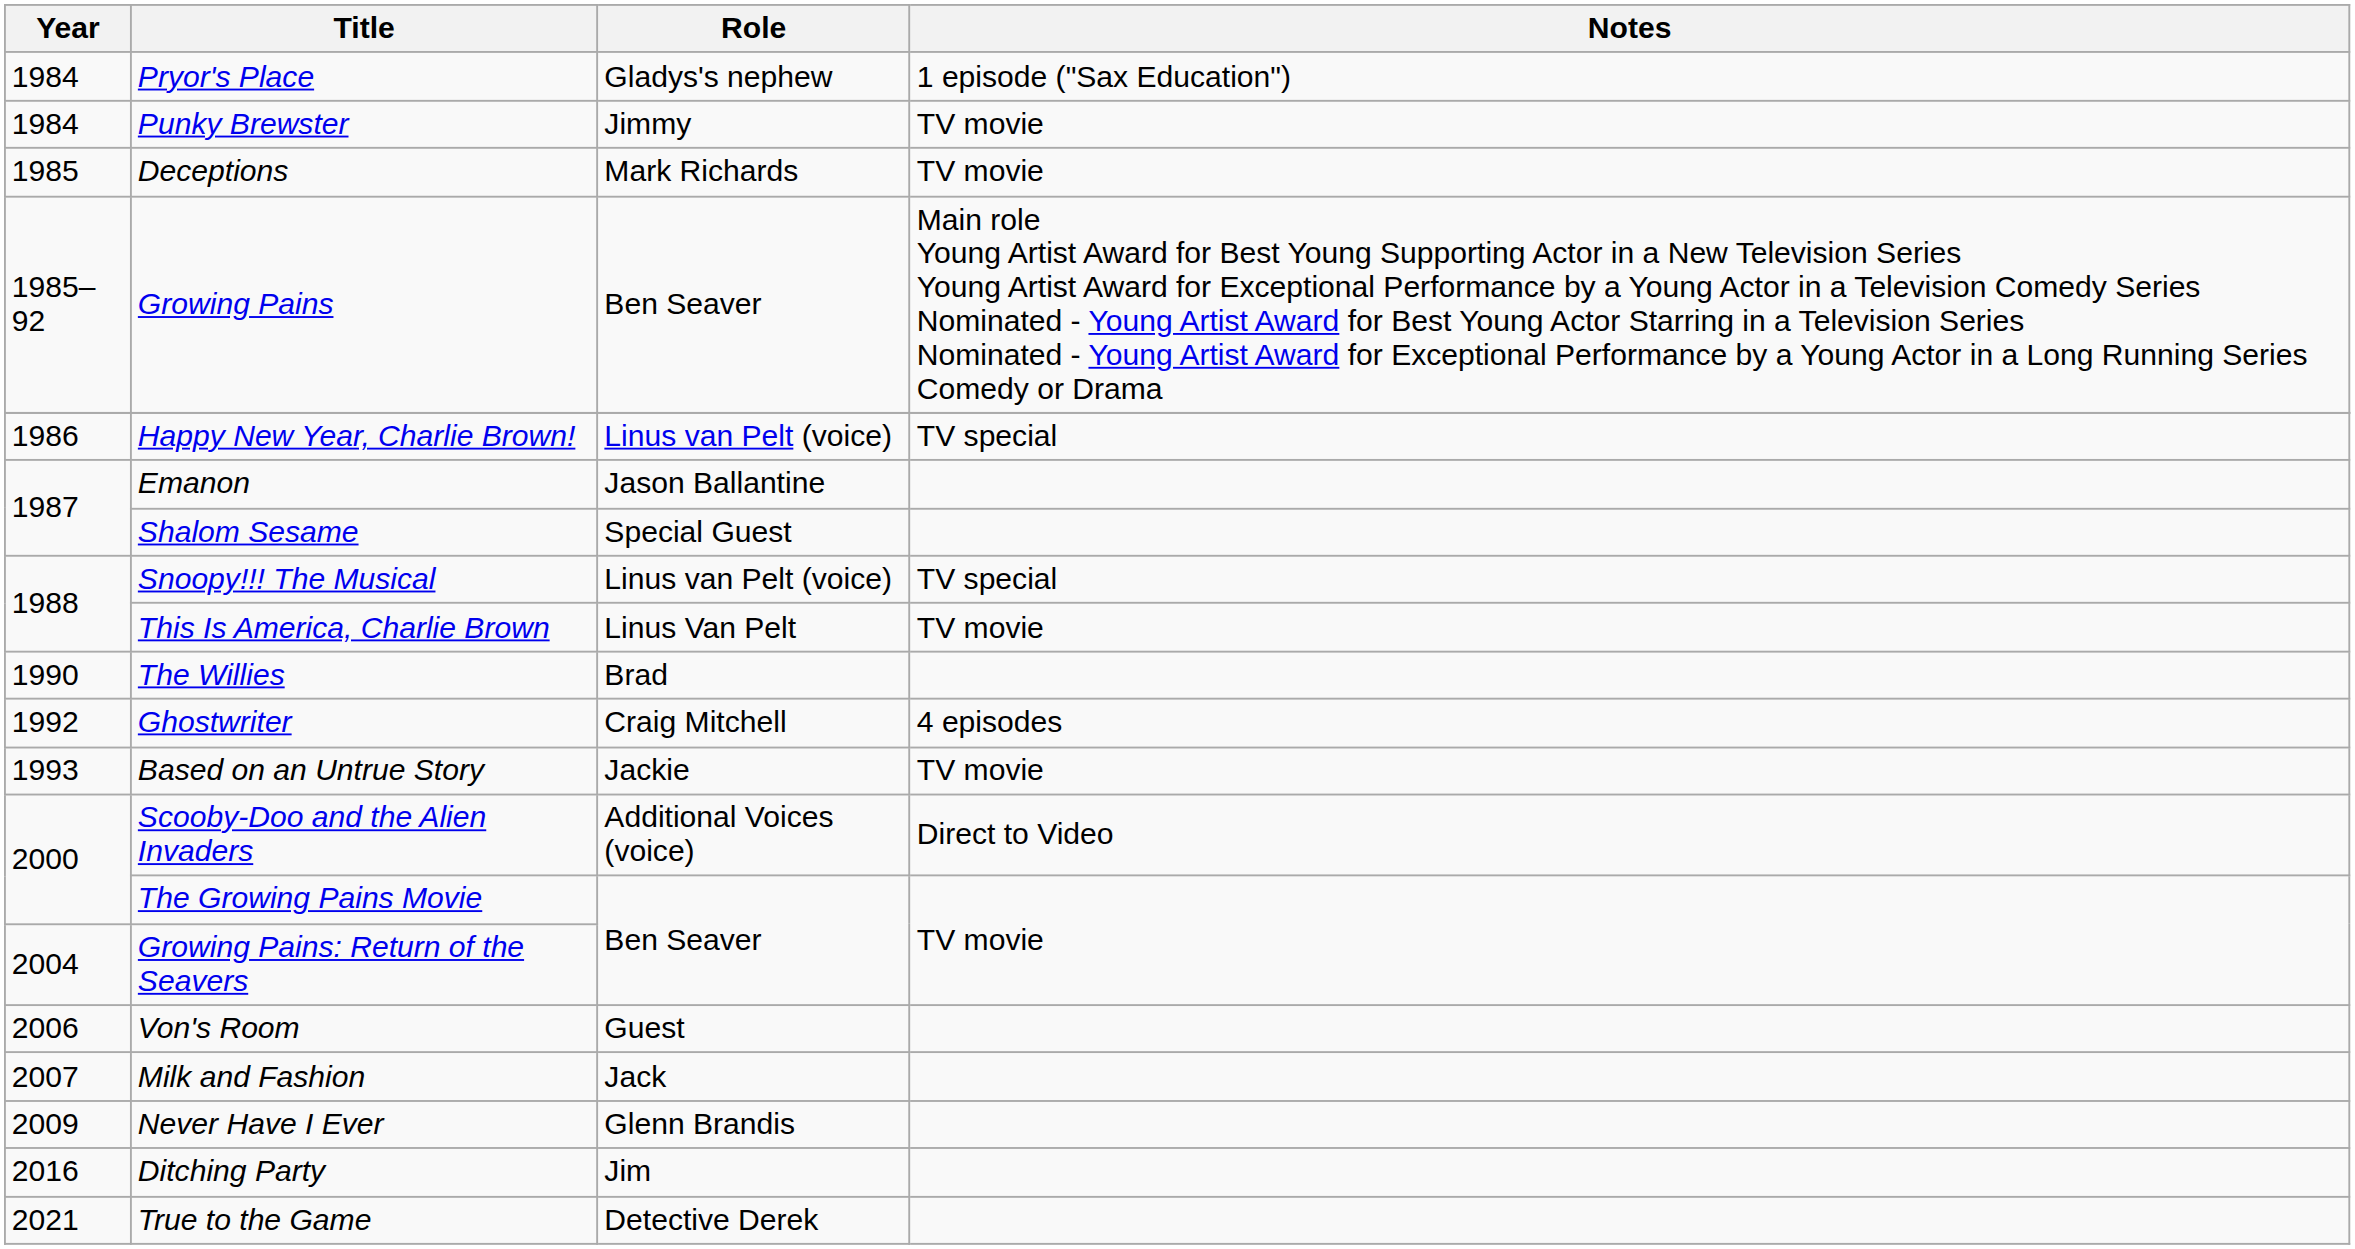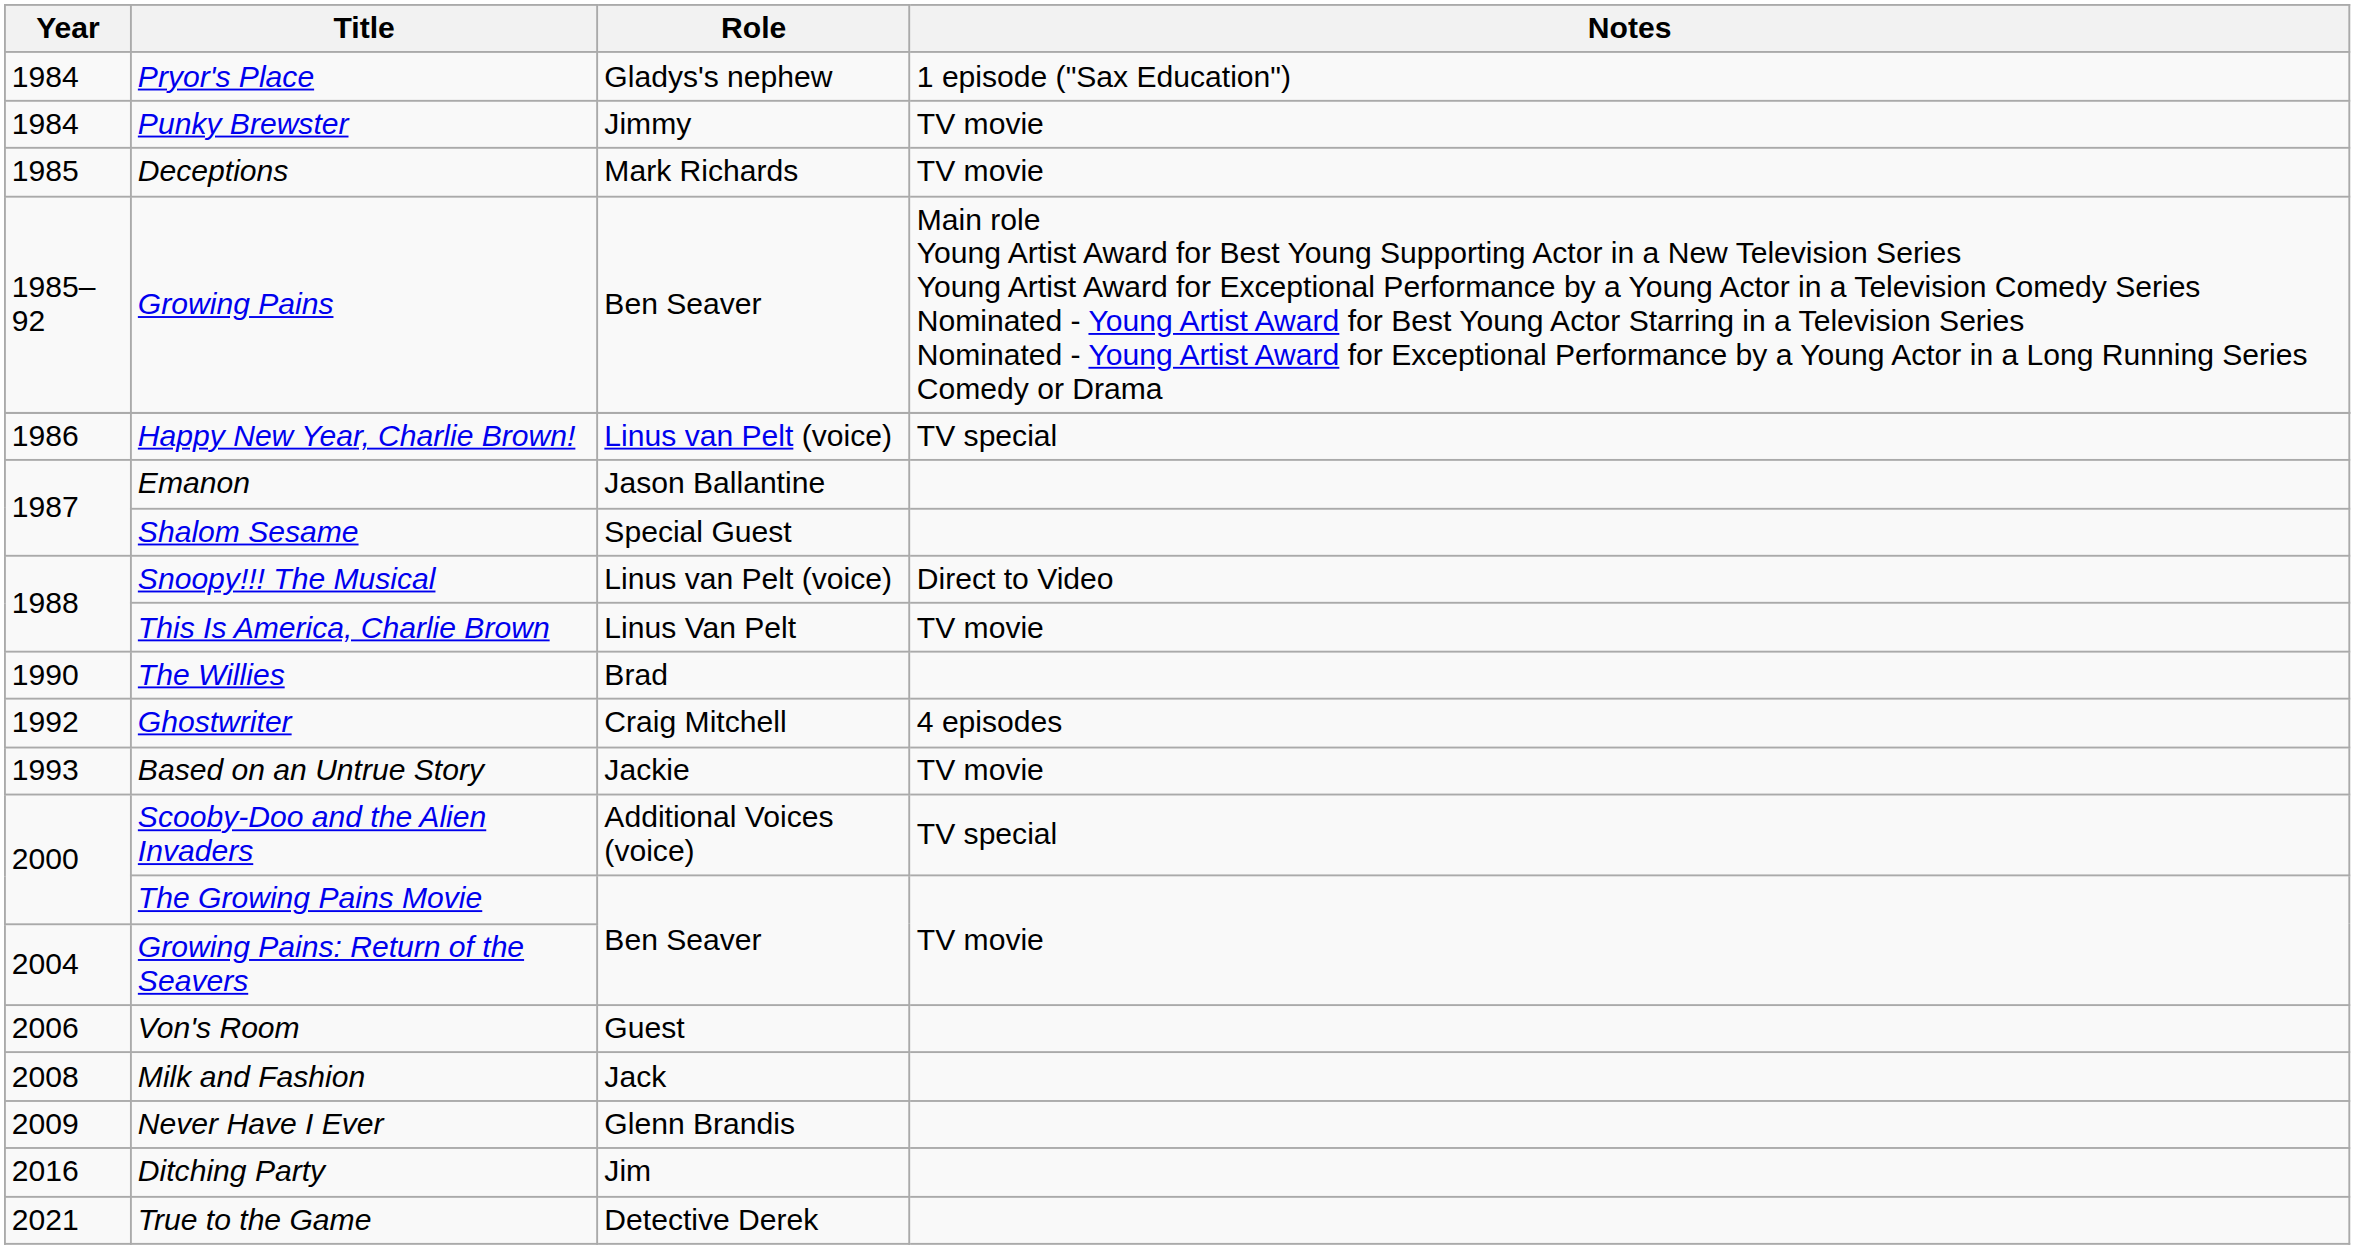(987, 579) TV special -> (1015, 579) Direct to Video
(1015, 834) Direct to Video -> (987, 834) TV special
(45, 1076) 2007 -> (45, 1076) 2008
